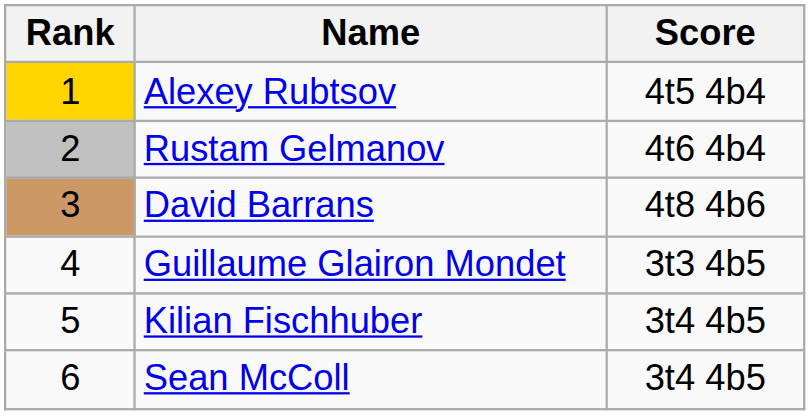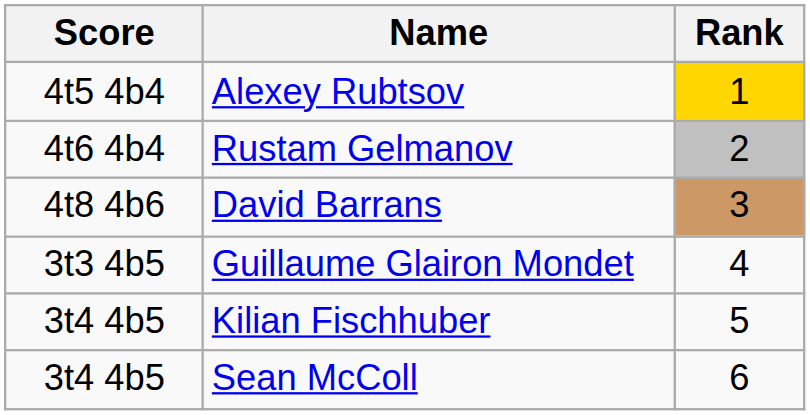columns swapped: (70, 33) <-> (705, 33)
